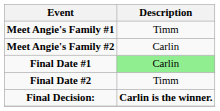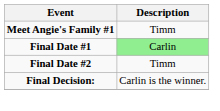- row: (61, 47)
(166, 98) bold -> (163, 81) normal
